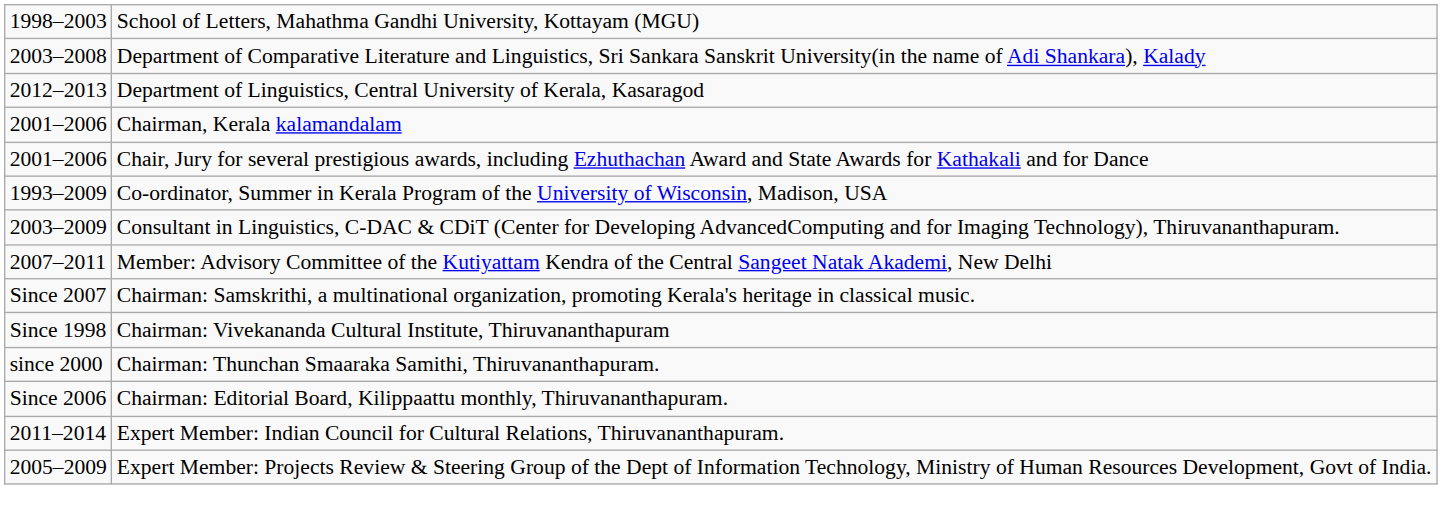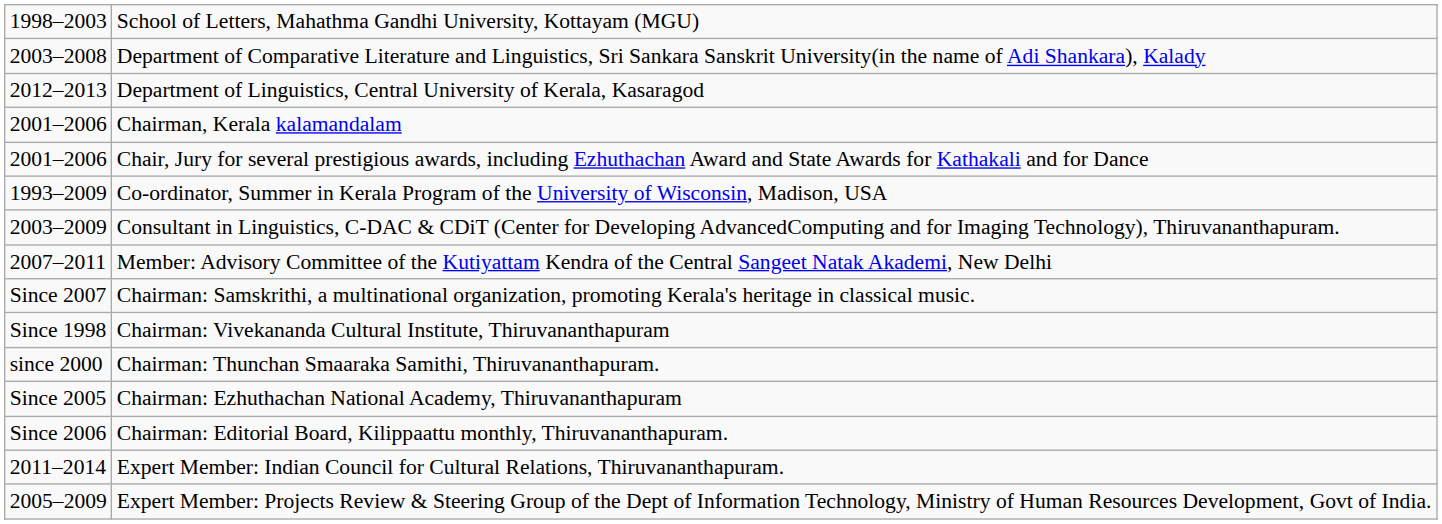+ row: (399, 398)
